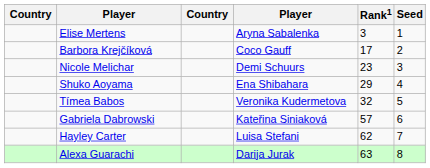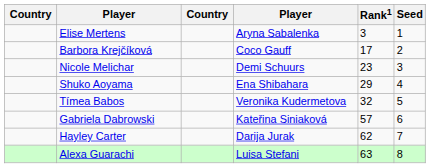(268, 136) Luisa Stefani -> (265, 136) Darija Jurak
(265, 154) Darija Jurak -> (268, 154) Luisa Stefani
